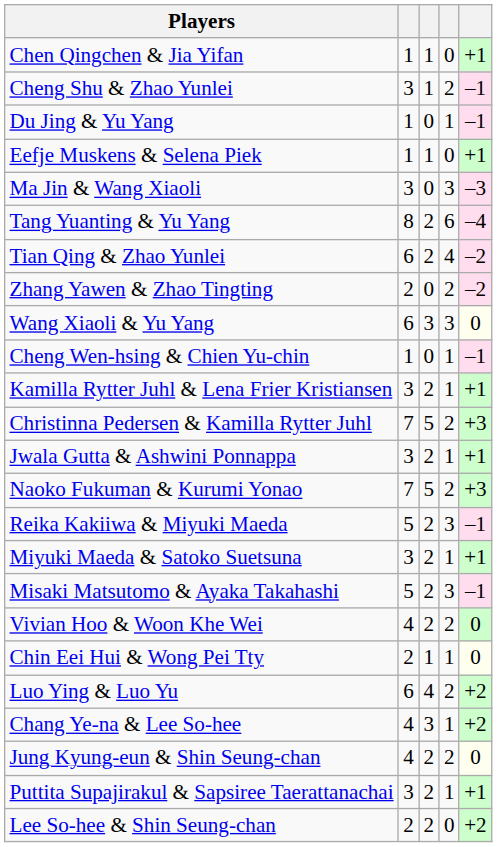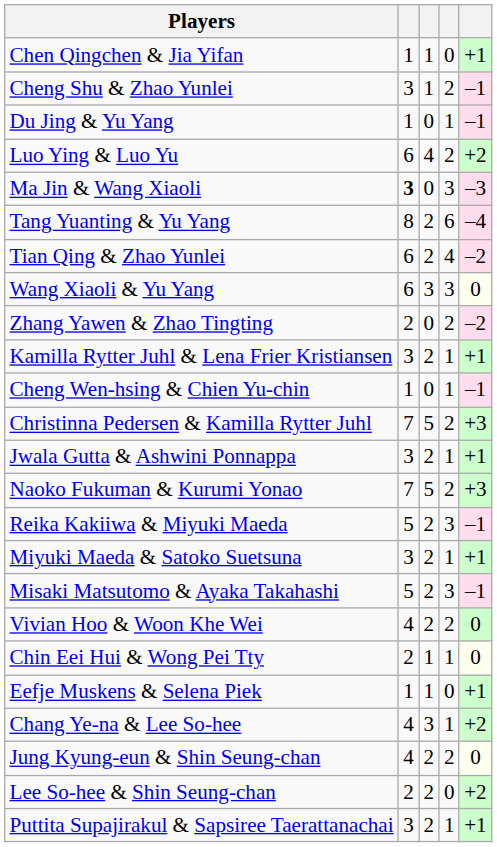rows swapped: (94, 691) <-> (136, 155)
(409, 188) normal -> (409, 188) bold
rows swapped: (112, 322) <-> (141, 289)
rows swapped: (159, 356) <-> (201, 389)
rows swapped: (143, 825) <-> (202, 791)
